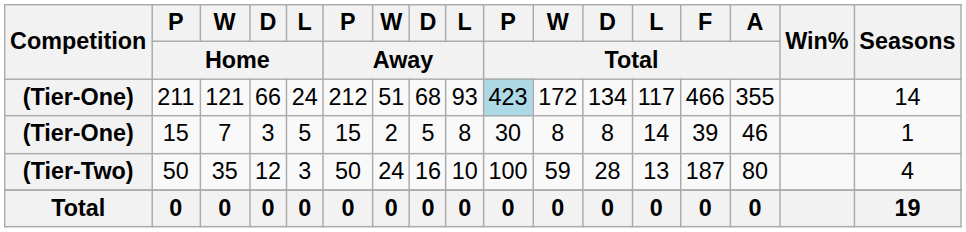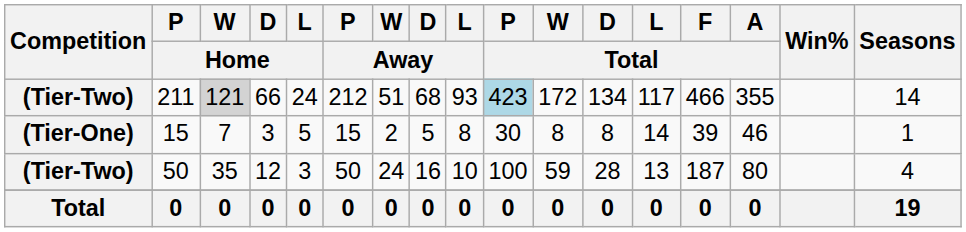(78, 97) (Tier-One) -> (78, 97) (Tier-Two)
(225, 97) no background -> (225, 97) lightgrey background
